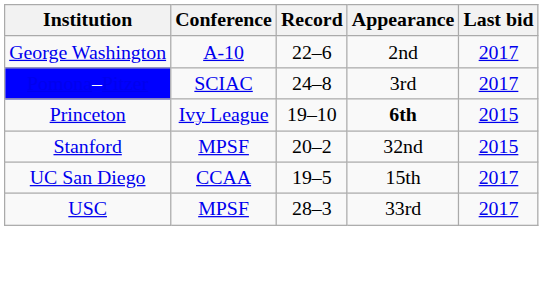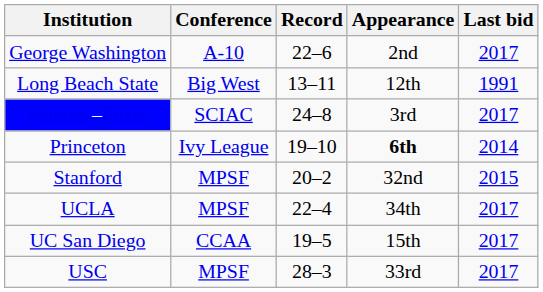+ row: (88, 83)
(499, 114) 2015 -> (499, 146) 2014
+ row: (88, 209)
